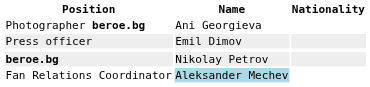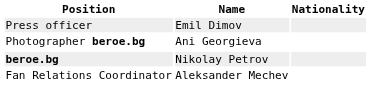rows swapped: (49, 41) <-> (75, 25)
(232, 75) lightblue background -> (232, 75) no background
